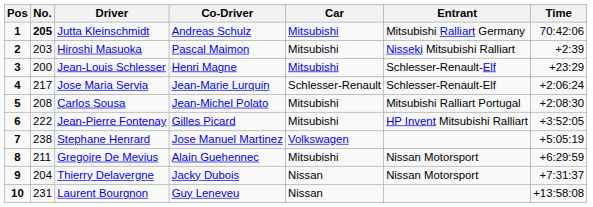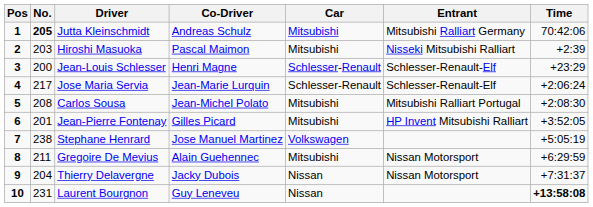(313, 67) Mitsubishi -> (334, 67) Schlesser-Renault
(43, 121) 222 -> (43, 121) 201
(559, 193) normal -> (559, 193) bold
